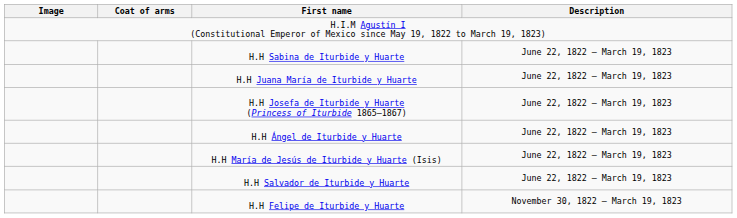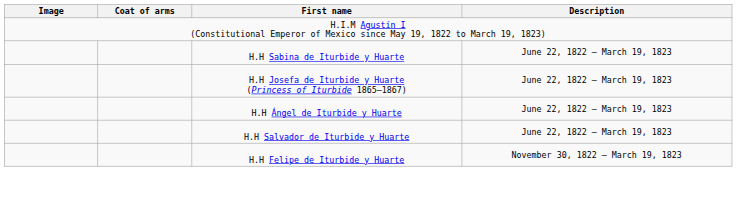- row: (327, 81)
- row: (327, 160)
